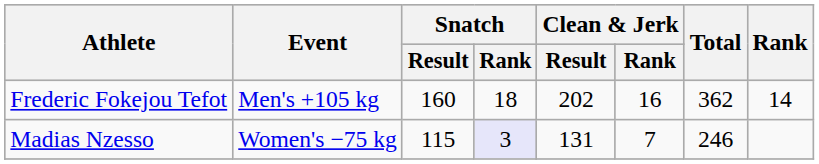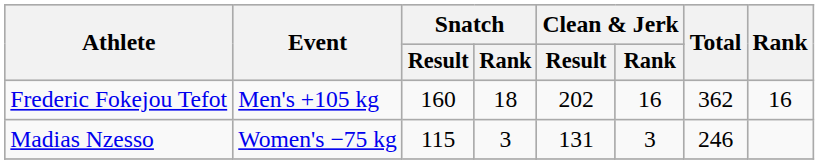(780, 100) 14 -> (780, 100) 16
(505, 139) lavender background -> (505, 139) no background
(650, 139) 7 -> (650, 139) 3
